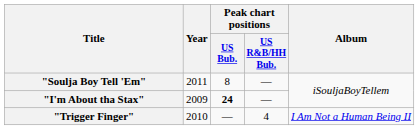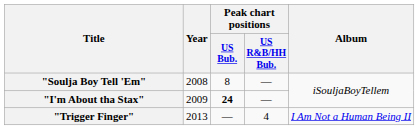(197, 81) 2011 -> (197, 81) 2008
(197, 116) 2010 -> (197, 116) 2013
